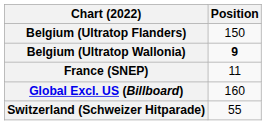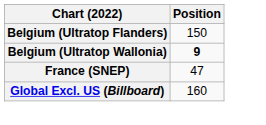(235, 71) 11 -> (197, 71) 47
- row: (106, 110)
